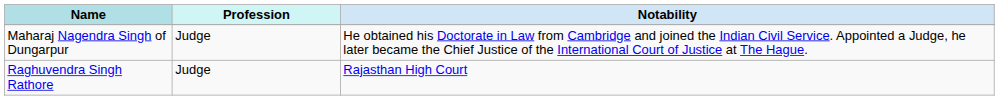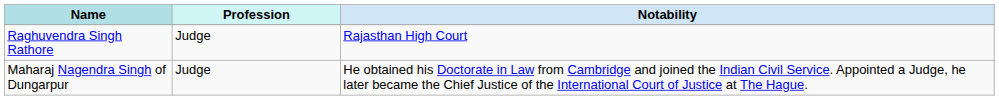rows swapped: (87, 42) <-> (65, 77)
